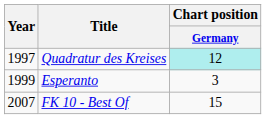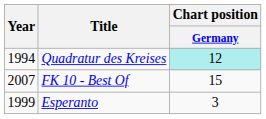(21, 59) 1997 -> (21, 59) 1994
rows swapped: (70, 80) <-> (85, 102)
